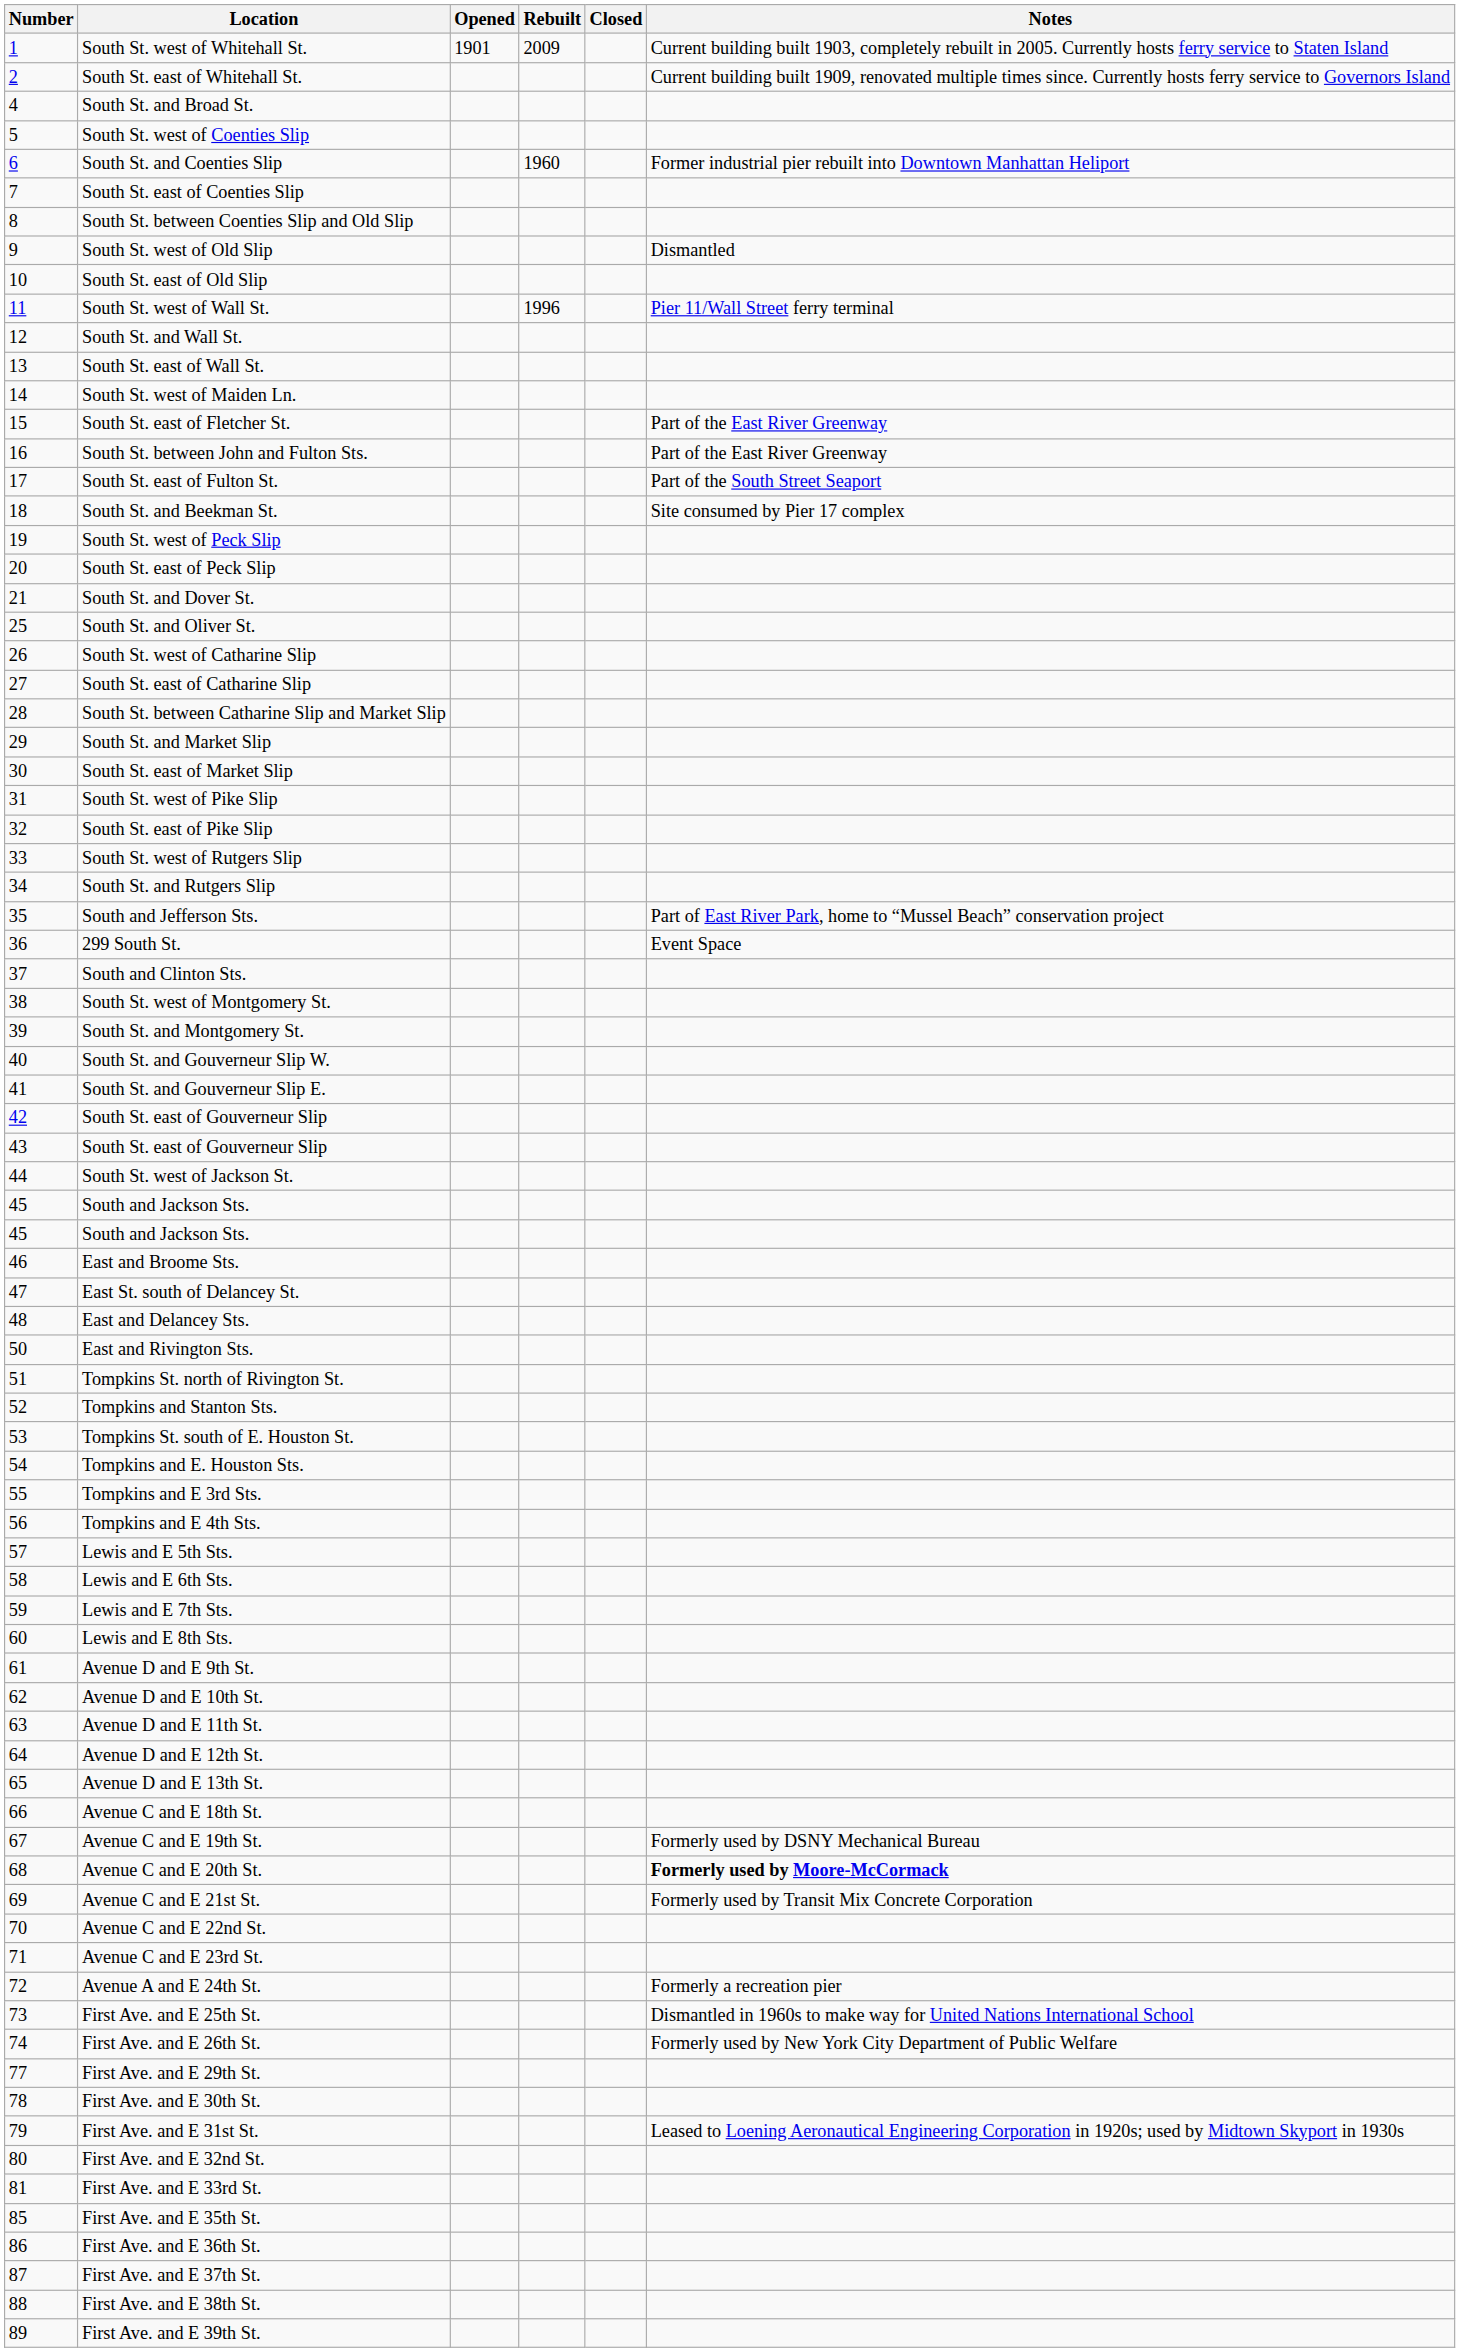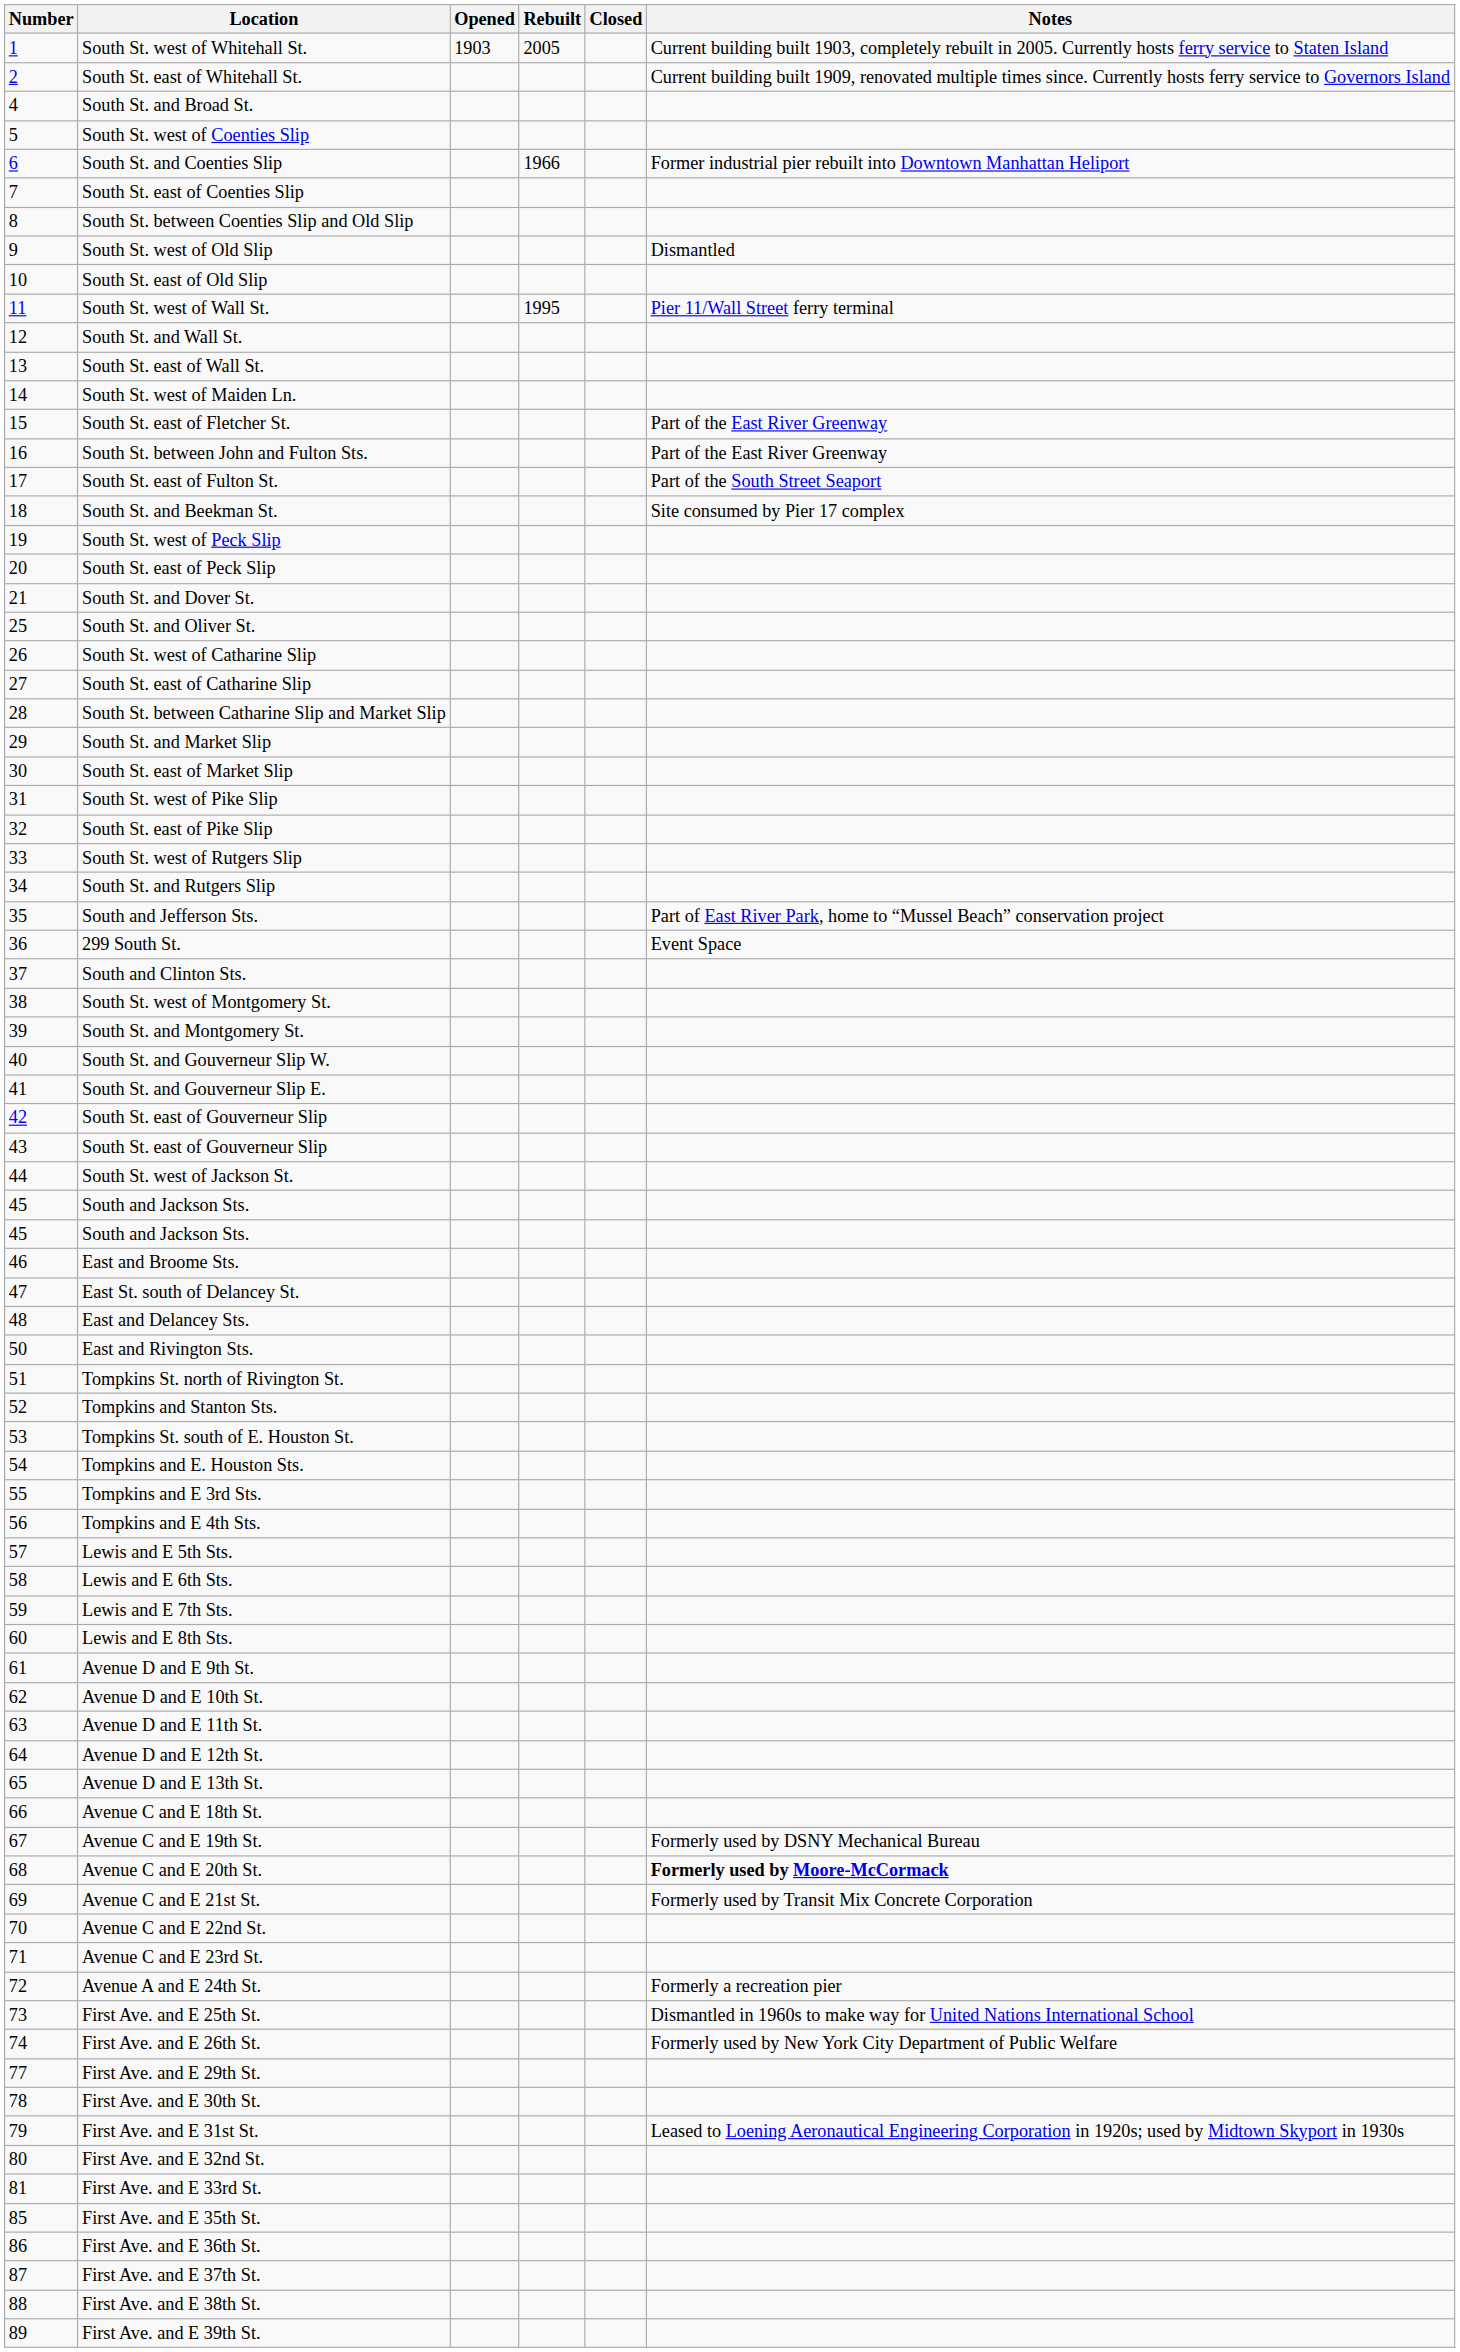(472, 47) 1901 -> (472, 47) 1903
(542, 47) 2009 -> (542, 47) 2005
(542, 163) 1960 -> (542, 163) 1966
(542, 308) 1996 -> (542, 308) 1995
